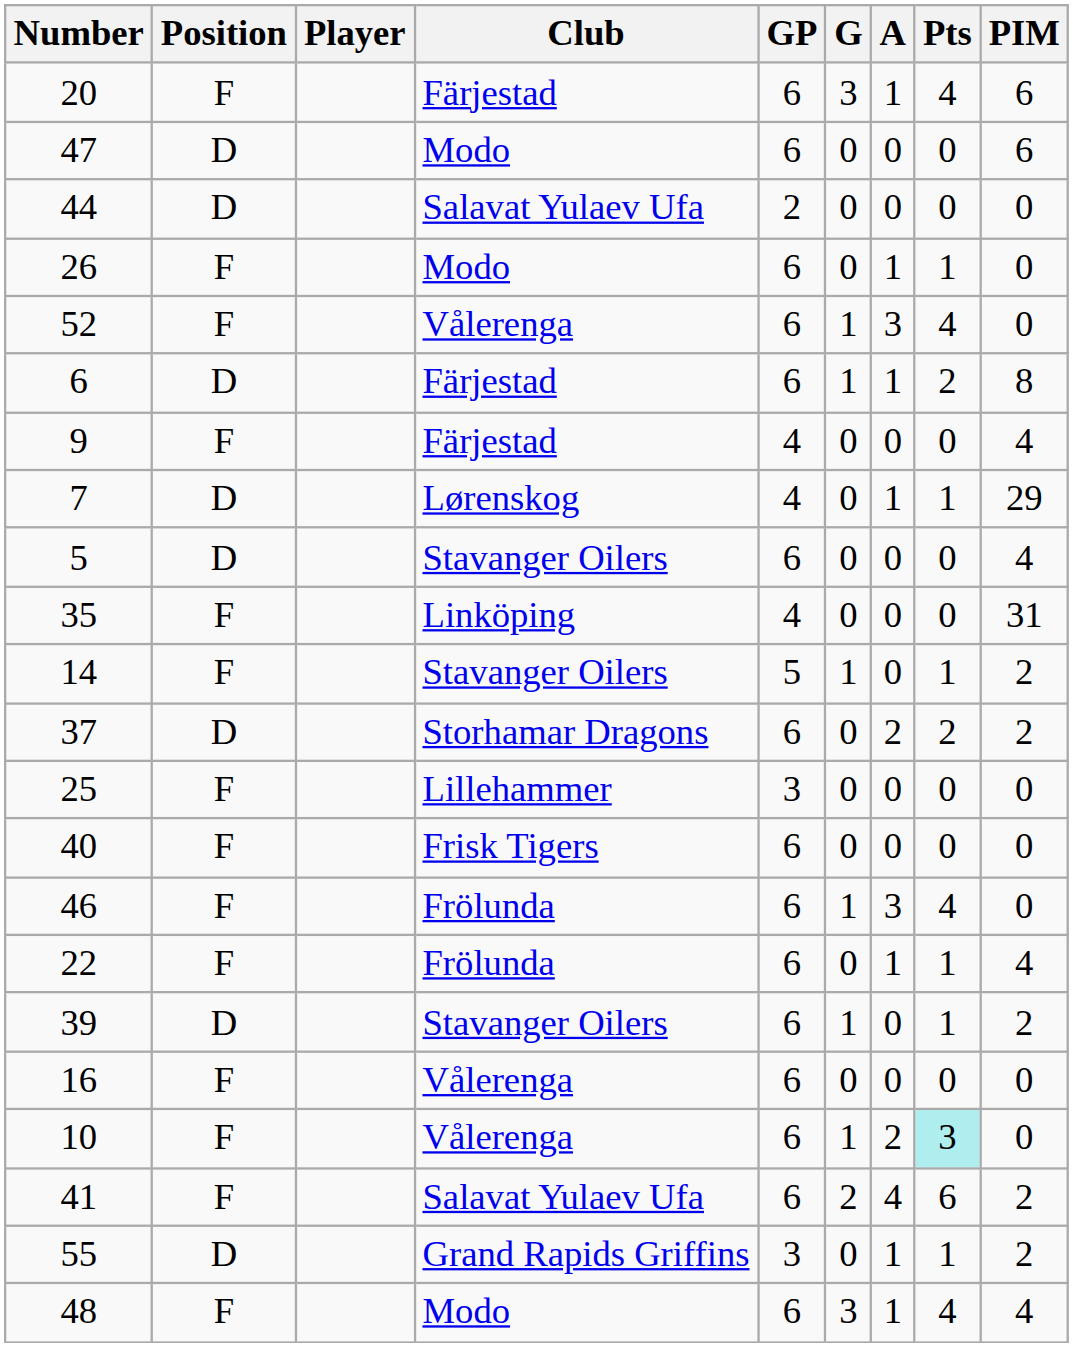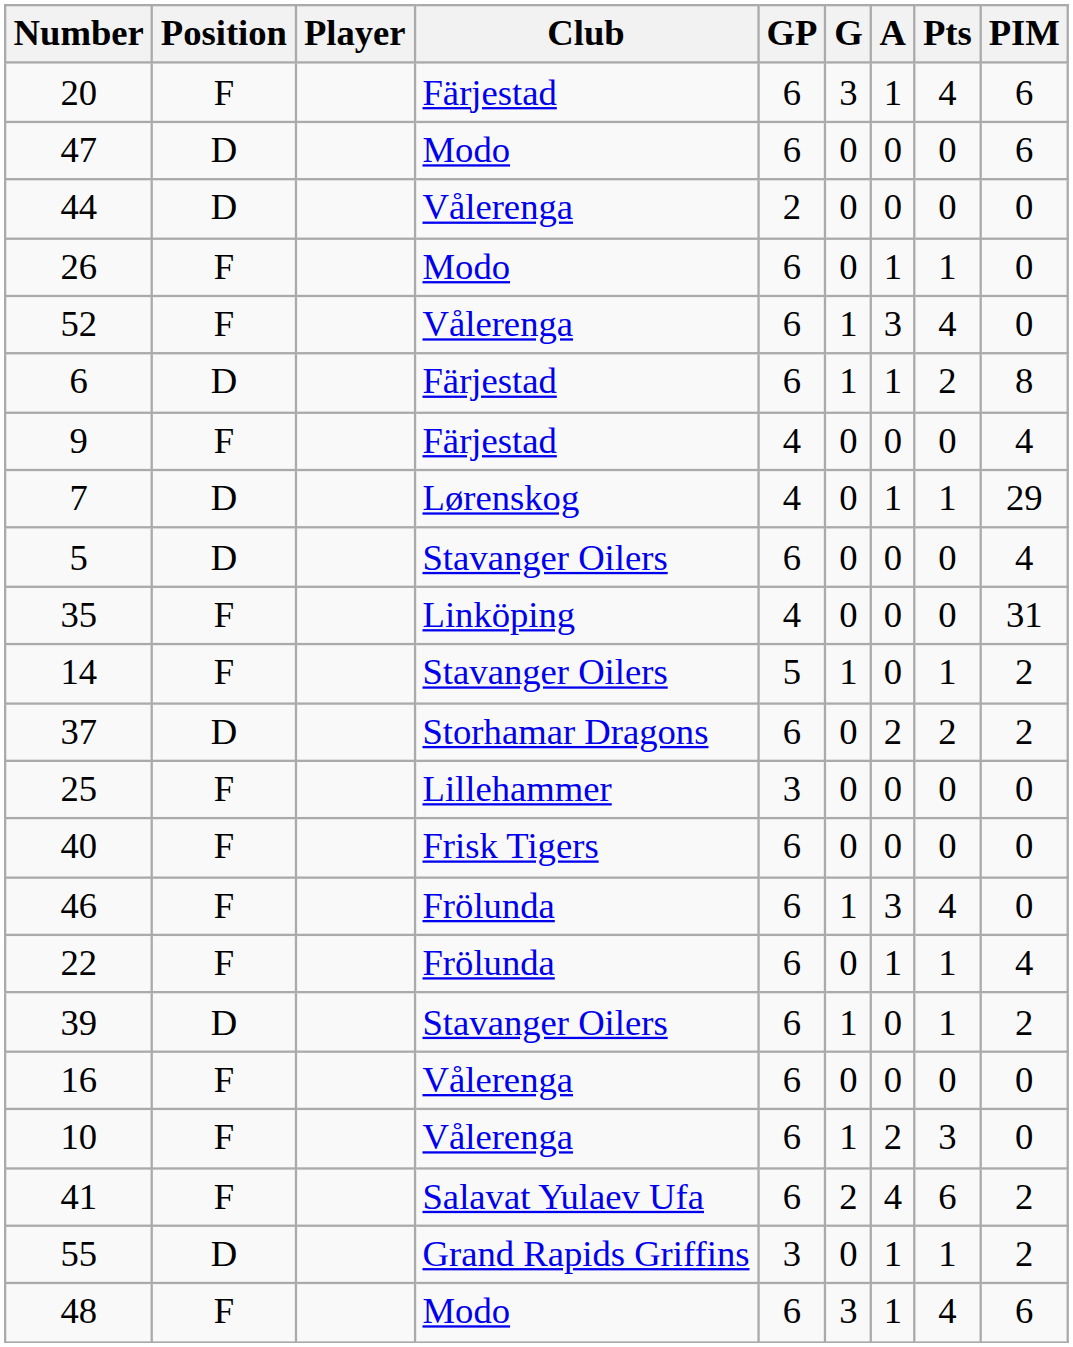(563, 207) Salavat Yulaev Ufa -> (498, 207) Vålerenga
(947, 1137) paleturquoise background -> (947, 1137) no background
(1024, 1311) 4 -> (1024, 1311) 6
